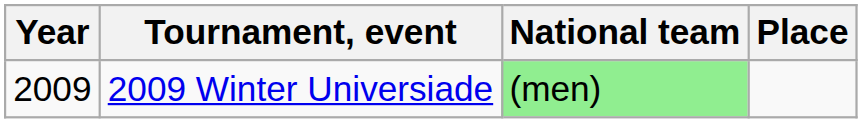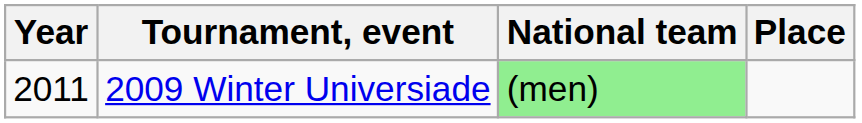(52, 88) 2009 -> (51, 88) 2011
